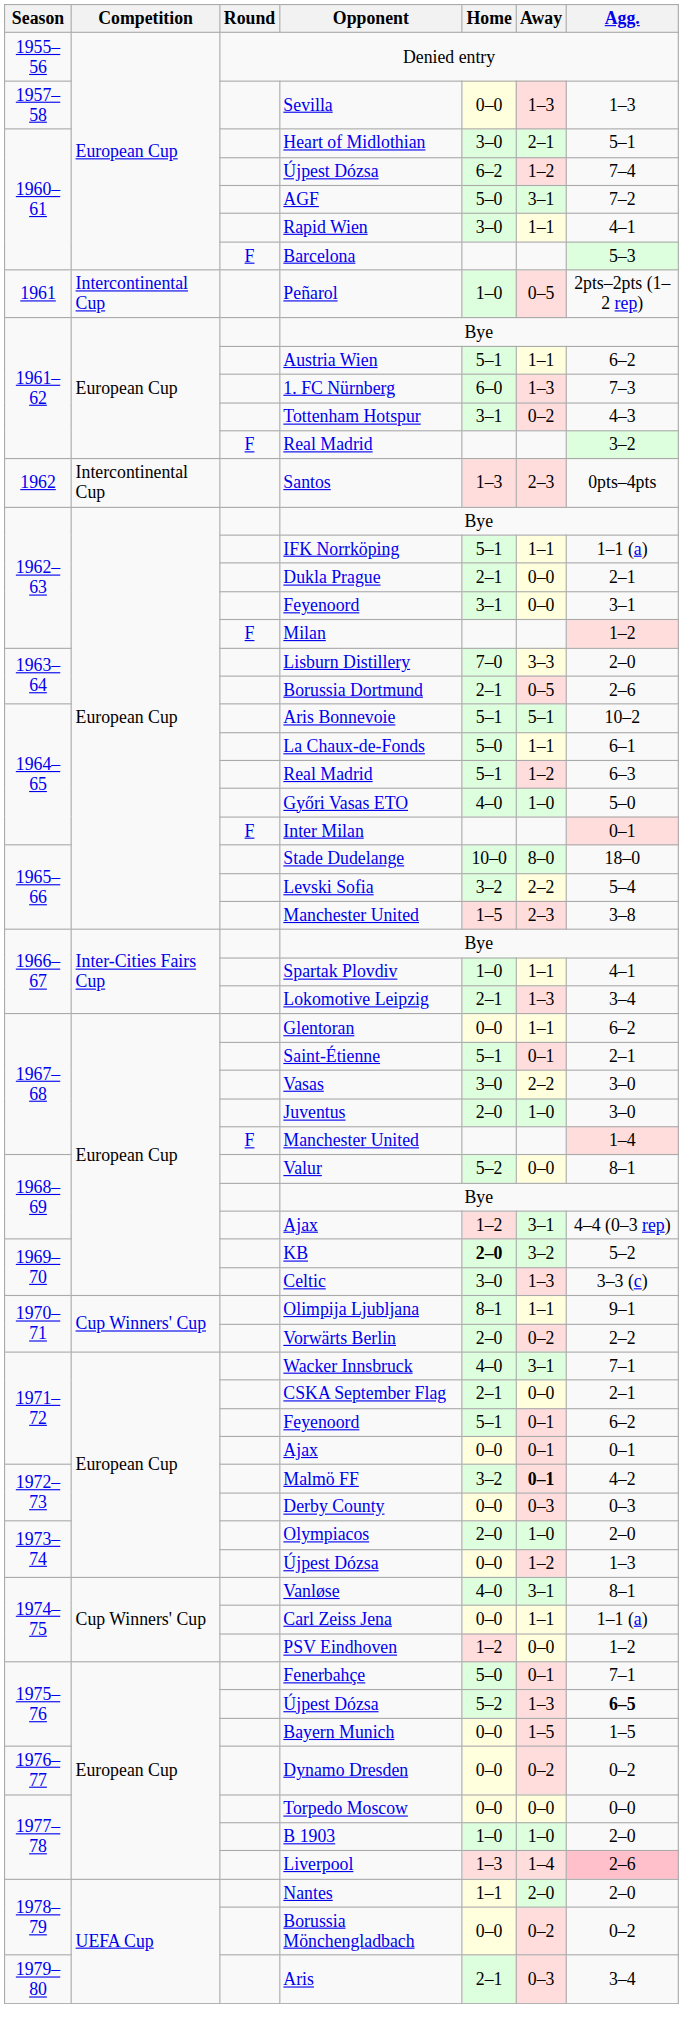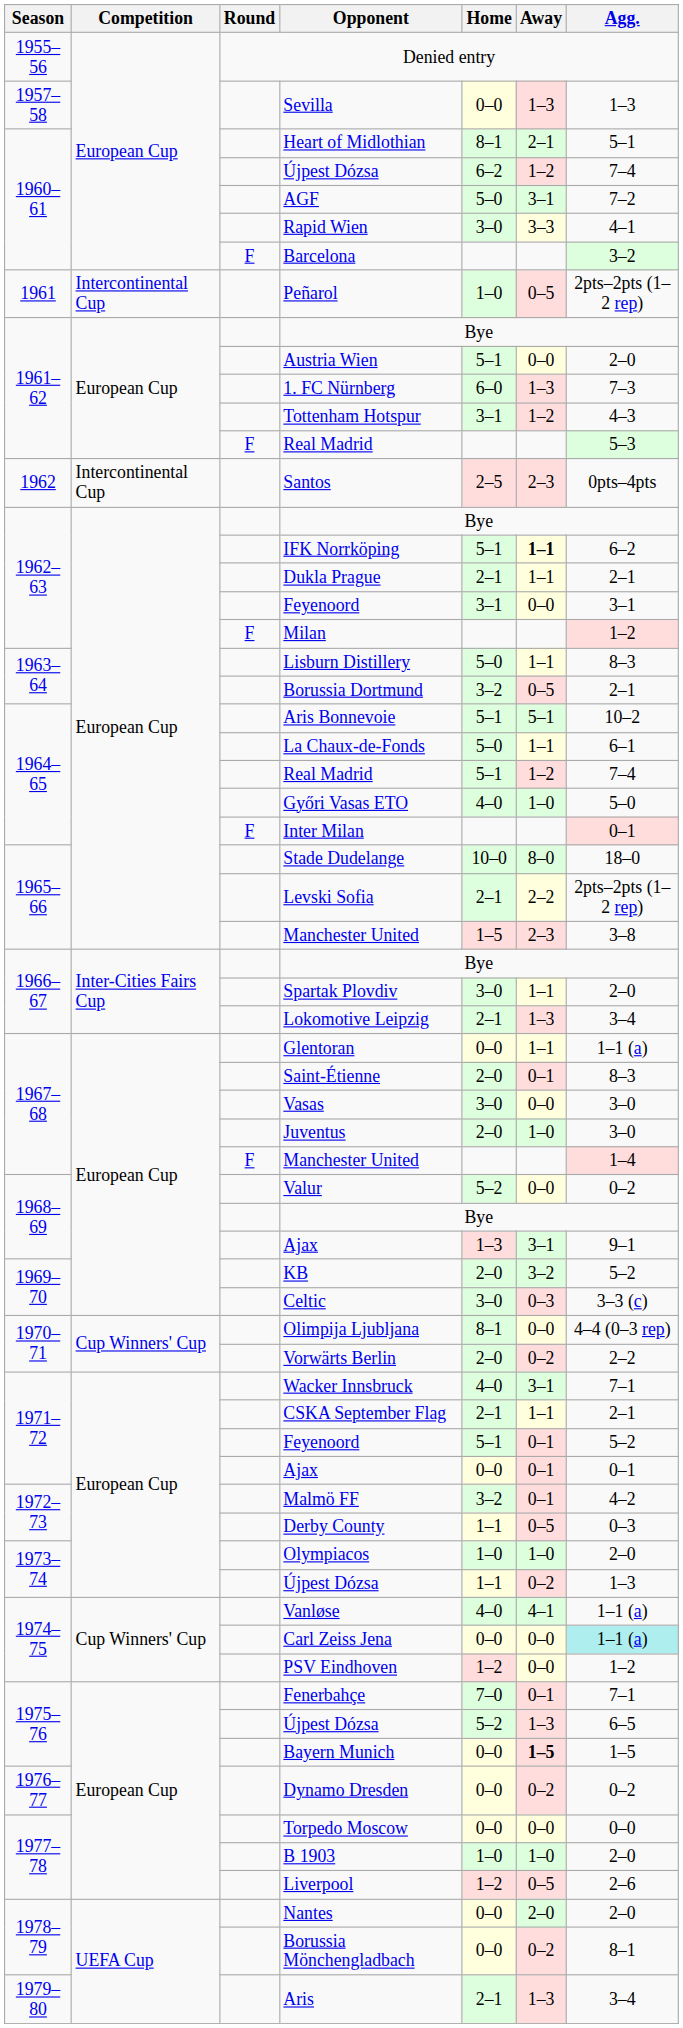(489, 143) 3–0 -> (489, 143) 8–1
(541, 227) 1–1 -> (541, 227) 3–3
(622, 255) 5–3 -> (622, 255) 3–2
(541, 360) 1–1 -> (541, 360) 0–0
(622, 360) 6–2 -> (622, 360) 2–0
(541, 416) 0–2 -> (541, 416) 1–2
(622, 444) 3–2 -> (622, 444) 5–3
(489, 482) 1–3 -> (489, 482) 2–5
(541, 549) normal -> (541, 549) bold
(622, 549) 1–1 (a) -> (622, 549) 6–2
(541, 577) 0–0 -> (541, 577) 1–1
(489, 661) 7–0 -> (489, 661) 5–0
(541, 661) 3–3 -> (541, 661) 1–1
(622, 661) 2–0 -> (622, 661) 8–3
(489, 689) 2–1 -> (489, 689) 3–2
(622, 689) 2–6 -> (622, 689) 2–1
(622, 774) 6–3 -> (622, 774) 7–4
(489, 887) 3–2 -> (489, 897) 2–1
(622, 887) 5–4 -> (622, 897) 2pts–2pts (1–2 rep)
(489, 971) 1–0 -> (489, 991) 3–0
(622, 971) 4–1 -> (622, 991) 2–0
(622, 1027) 6–2 -> (622, 1047) 1–1 (a)
(489, 1056) 5–1 -> (489, 1076) 2–0
(622, 1056) 2–1 -> (622, 1076) 8–3
(541, 1084) 2–2 -> (541, 1104) 0–0
(622, 1168) 8–1 -> (622, 1188) 0–2
(489, 1225) 1–2 -> (489, 1245) 1–3
(622, 1225) 4–4 (0–3 rep) -> (622, 1245) 9–1
(489, 1253) bold -> (489, 1273) normal
(541, 1281) 1–3 -> (541, 1301) 0–3
(541, 1309) 1–1 -> (541, 1329) 0–0
(622, 1309) 9–1 -> (622, 1329) 4–4 (0–3 rep)
(541, 1394) 0–0 -> (541, 1414) 1–1
(622, 1422) 6–2 -> (622, 1442) 5–2
(541, 1478) bold -> (541, 1498) normal
(489, 1506) 0–0 -> (489, 1526) 1–1
(541, 1506) 0–3 -> (541, 1526) 0–5
(489, 1534) 2–0 -> (489, 1554) 1–0
(489, 1563) 0–0 -> (489, 1583) 1–1
(541, 1563) 1–2 -> (541, 1583) 0–2
(541, 1591) 3–1 -> (541, 1611) 4–1
(622, 1591) 8–1 -> (622, 1611) 1–1 (a)
(541, 1619) 1–1 -> (541, 1639) 0–0
(622, 1619) no background -> (622, 1639) paleturquoise background
(489, 1675) 5–0 -> (489, 1695) 7–0
(622, 1703) bold -> (622, 1723) normal
(541, 1732) normal -> (541, 1752) bold
(489, 1864) 1–3 -> (489, 1884) 1–2
(541, 1864) 1–4 -> (541, 1884) 0–5
(622, 1864) pink background -> (622, 1884) no background
(489, 1892) 1–1 -> (489, 1912) 0–0
(622, 1931) 0–2 -> (622, 1951) 8–1
(541, 1979) 0–3 -> (541, 1999) 1–3
